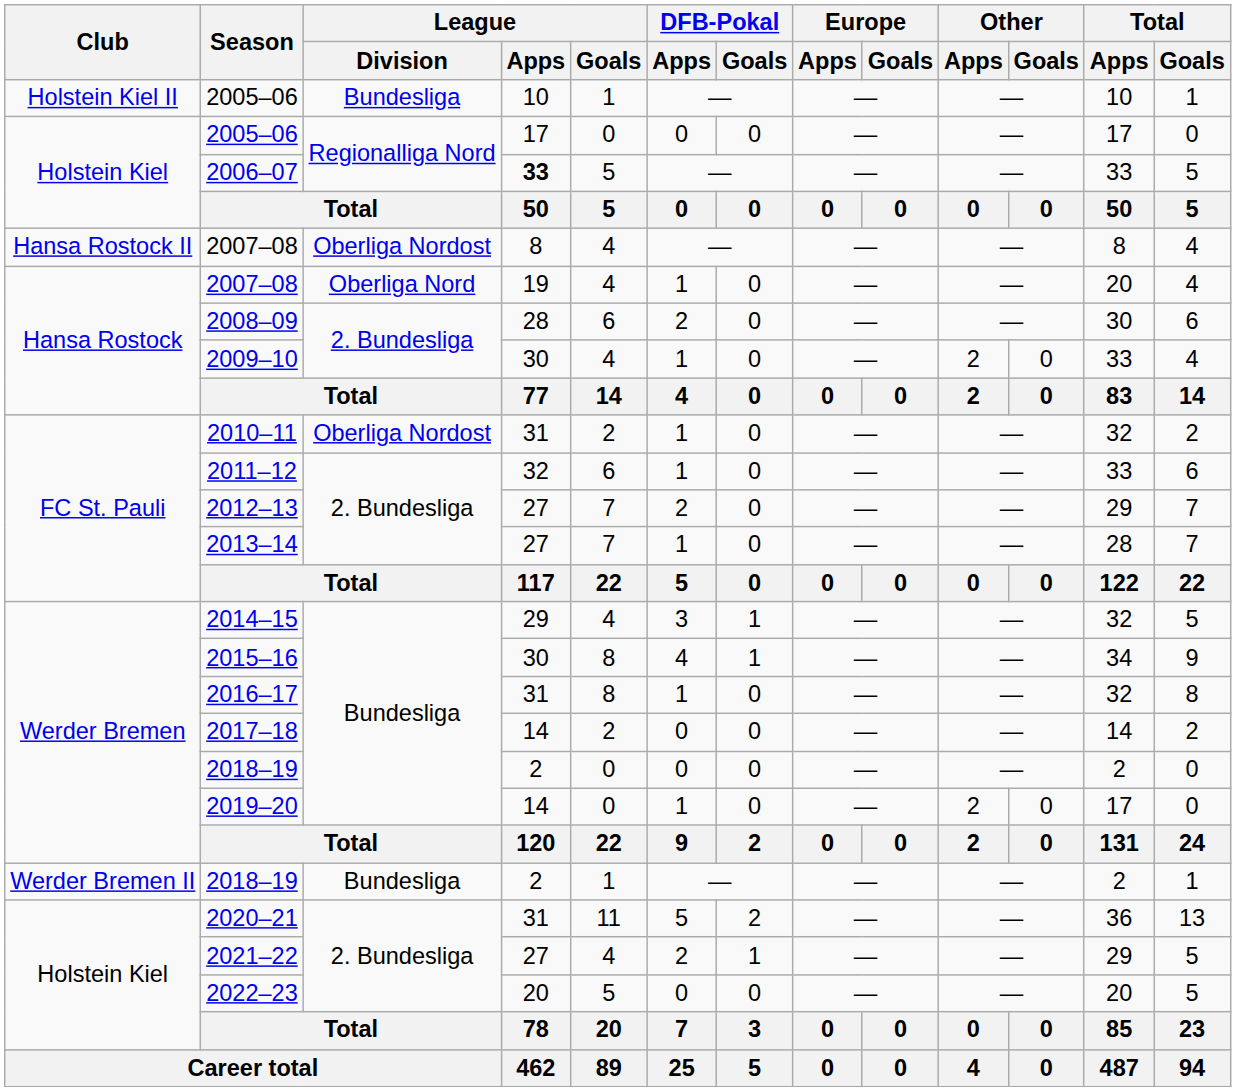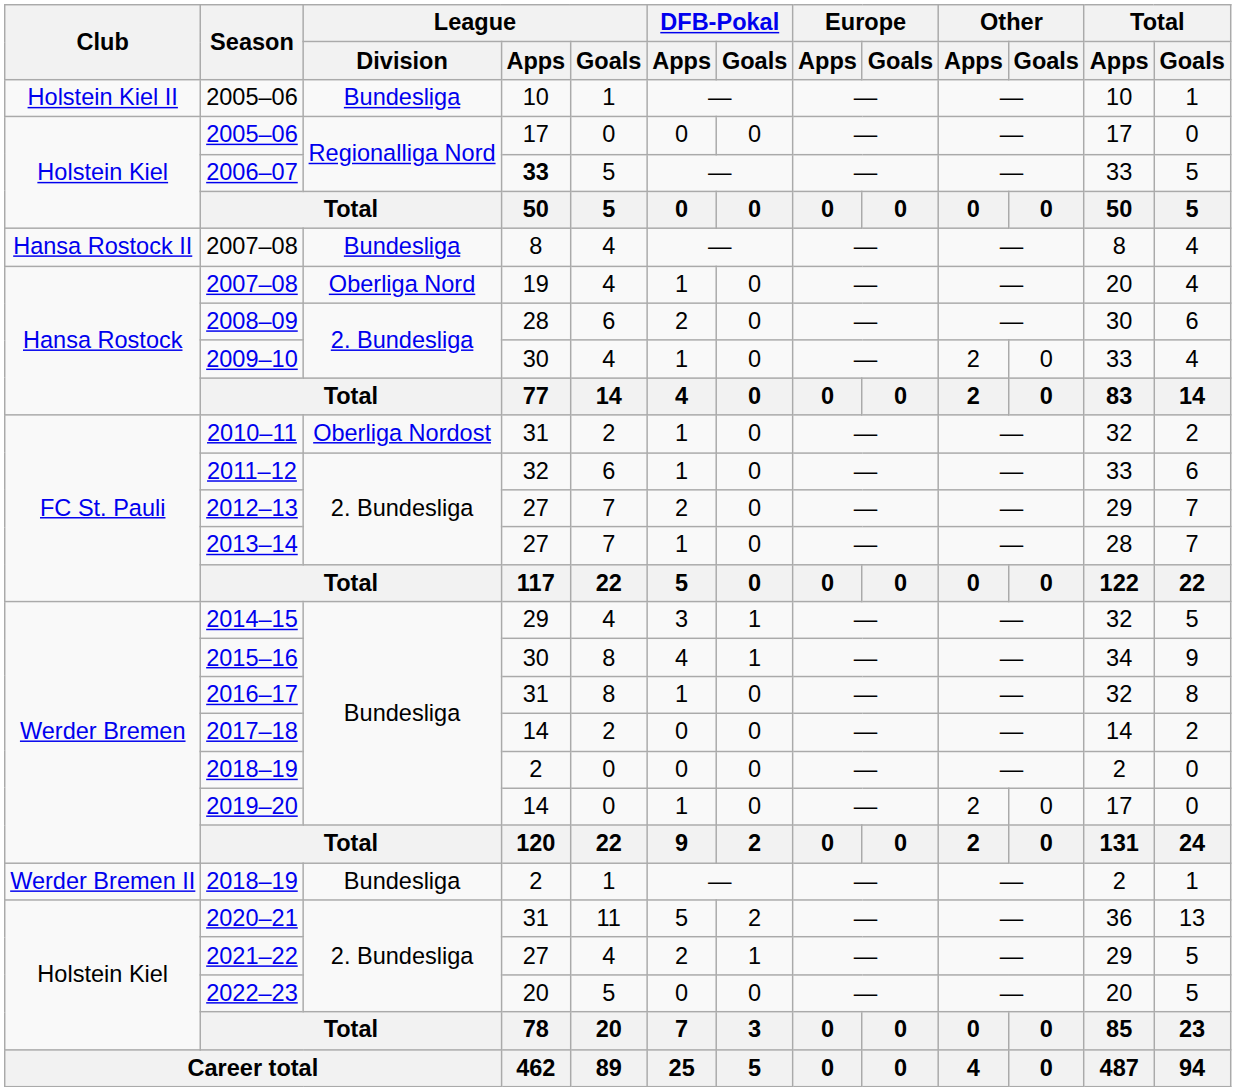(402, 246) Oberliga Nordost -> (402, 246) Bundesliga
